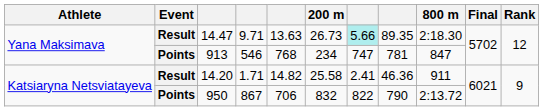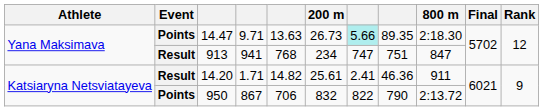(176, 35) Result -> (176, 35) Points
(176, 55) Points -> (176, 55) Result
(251, 55) 546 -> (251, 55) 941
(397, 55) 781 -> (397, 55) 751
(326, 76) 25.58 -> (326, 76) 25.61
